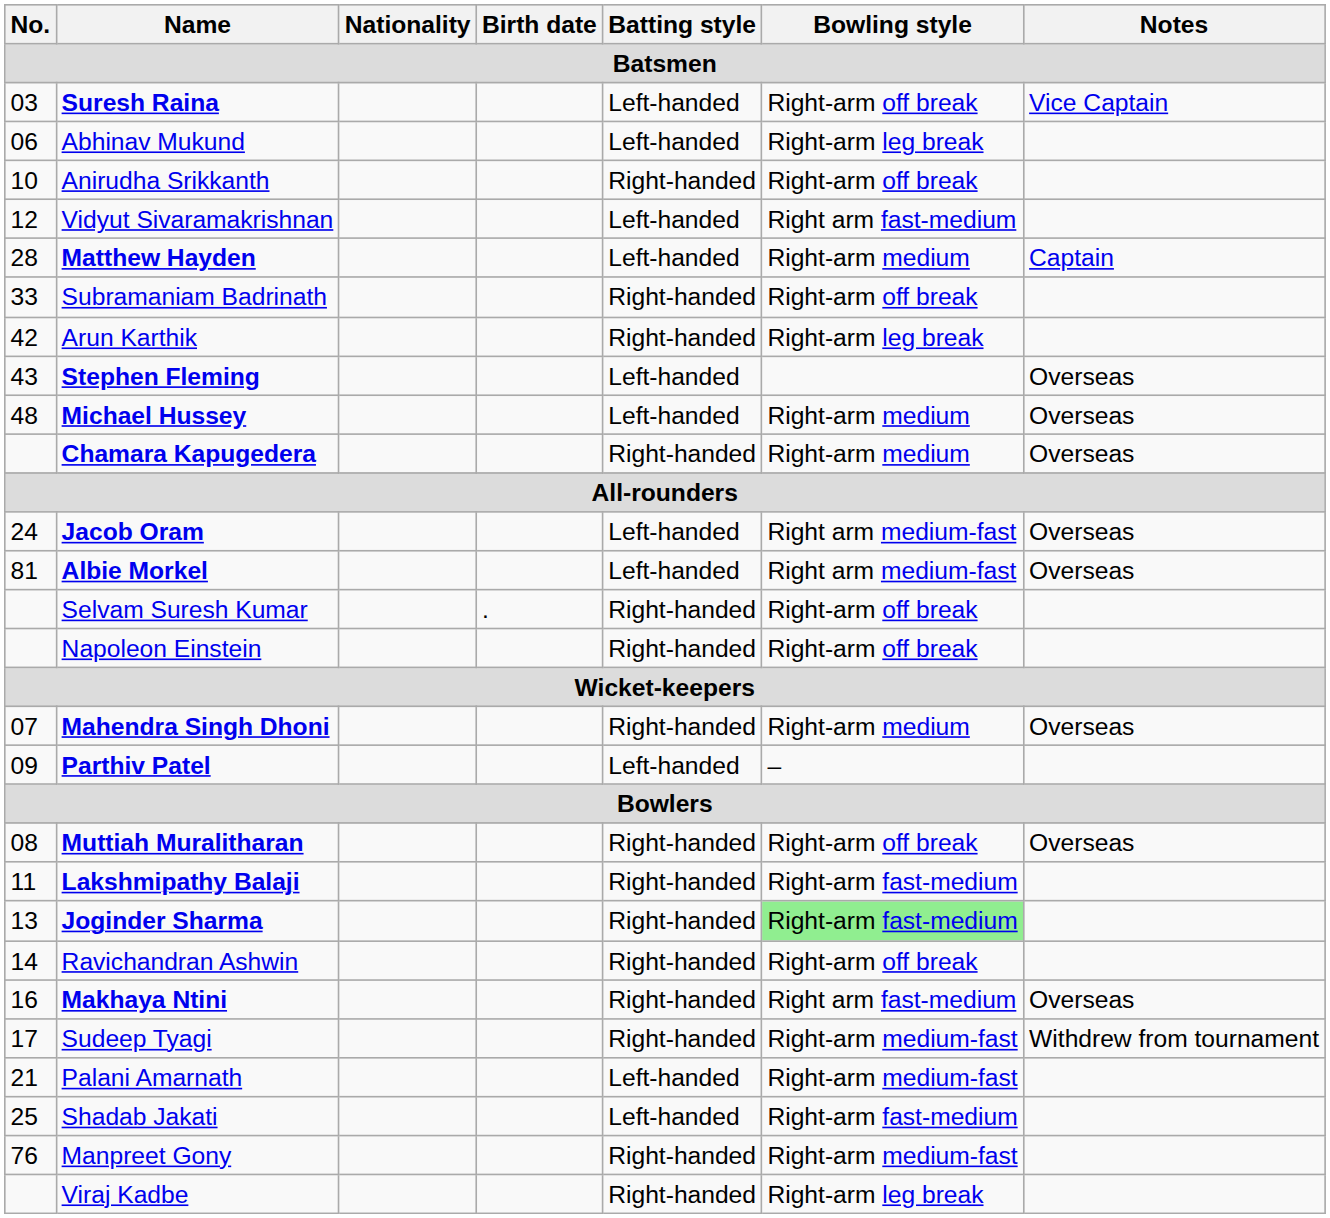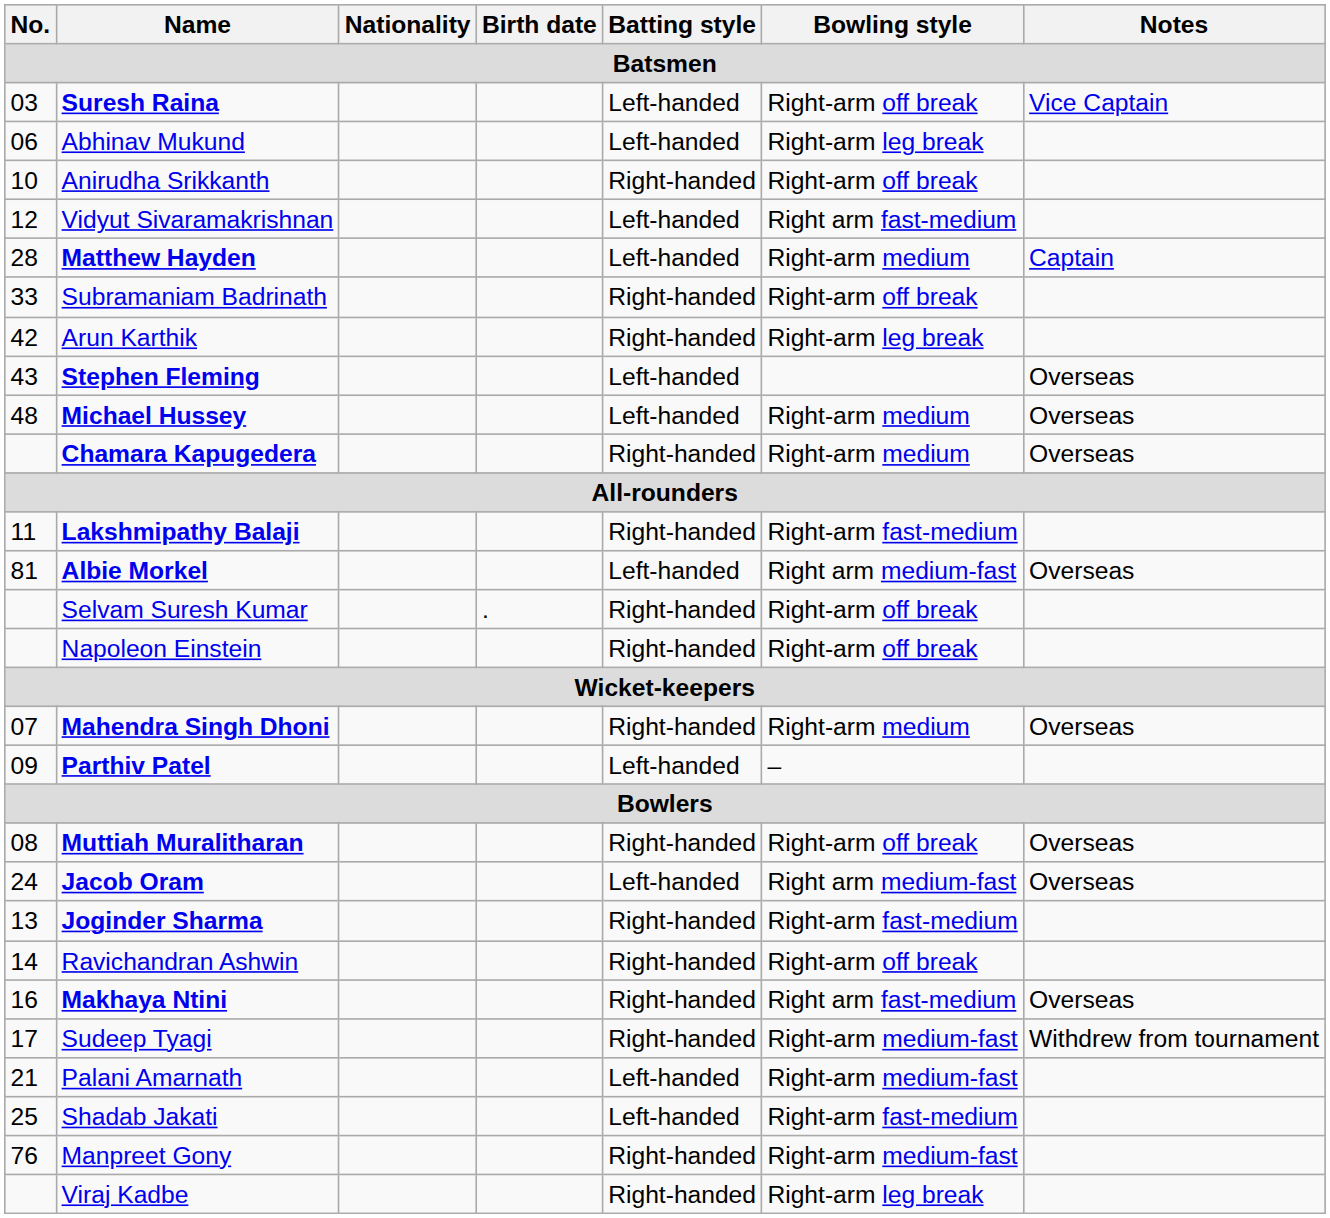rows swapped: (133, 531) <-> (181, 882)
(893, 921) lightgreen background -> (893, 921) no background
